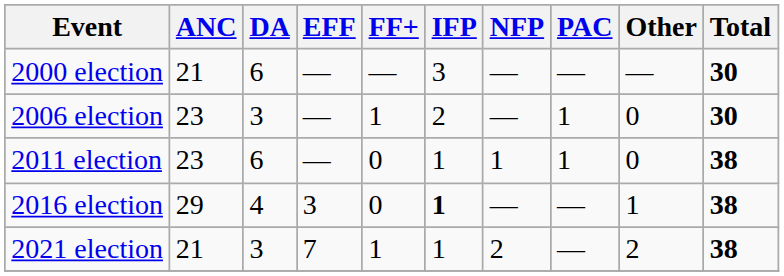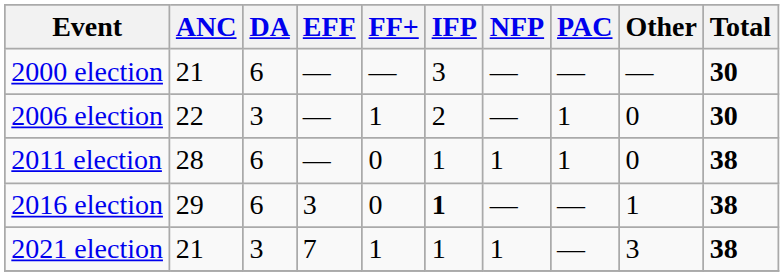(190, 115) 23 -> (190, 115) 22
(190, 159) 23 -> (190, 159) 28
(256, 204) 4 -> (256, 204) 6
(497, 248) 2 -> (497, 248) 1
(632, 248) 2 -> (632, 248) 3
